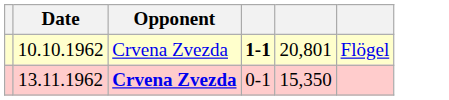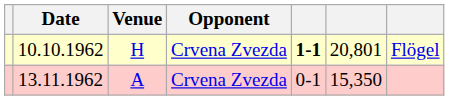+ column: (137, 19)
(174, 79) bold -> (229, 79) normal
